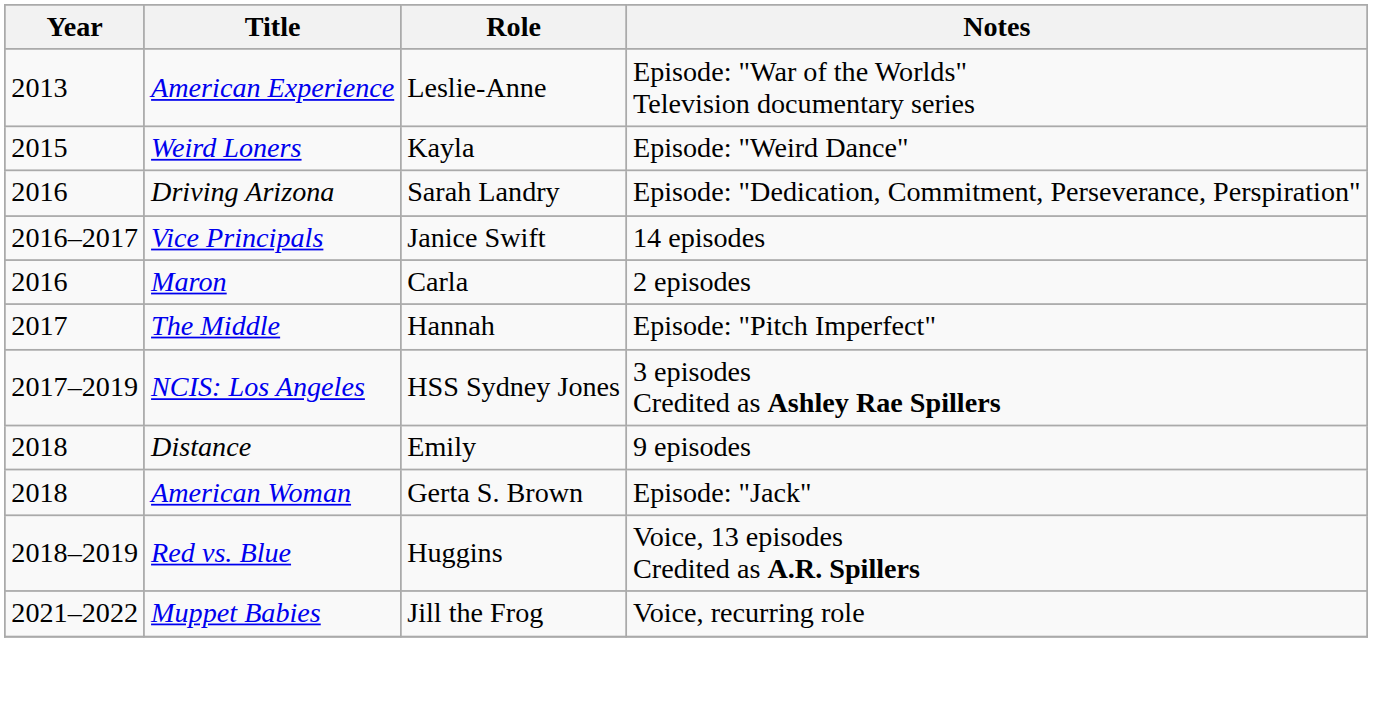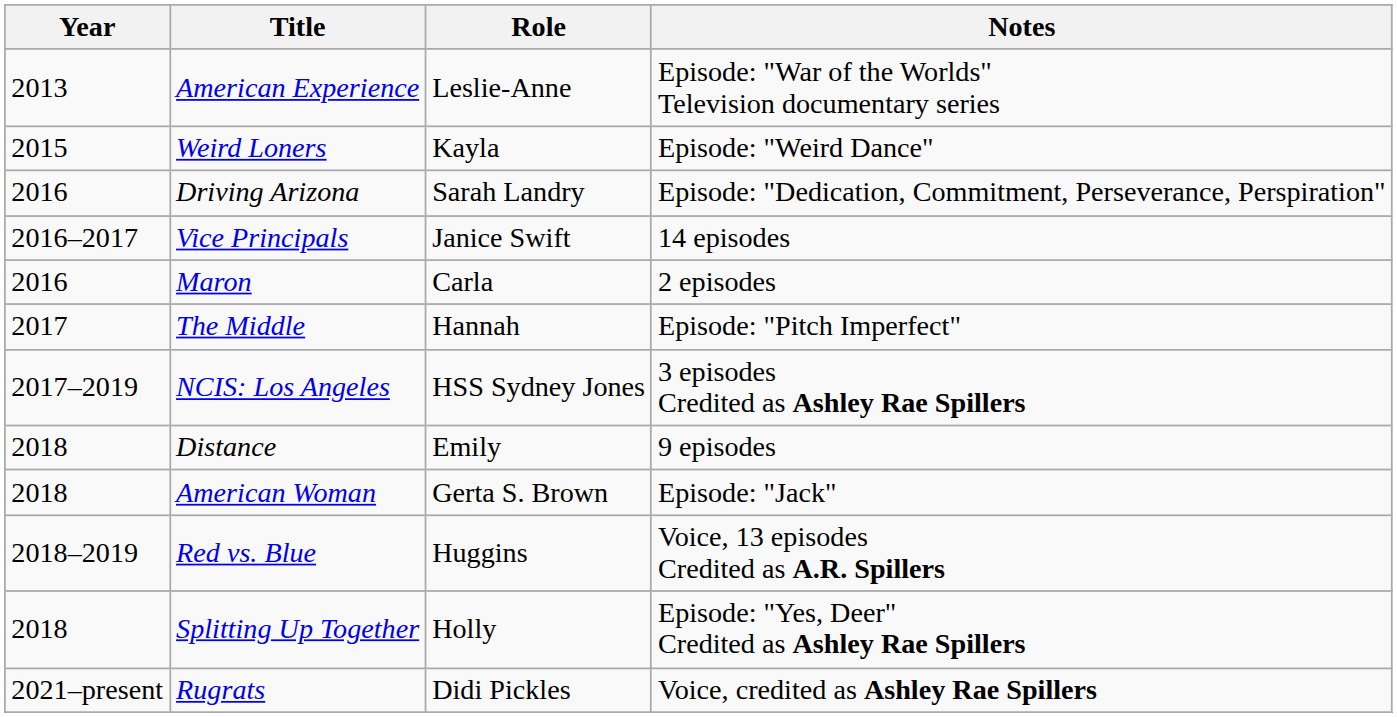+ row: (298, 628)
+ row: (221, 689)
- row: (236, 613)
